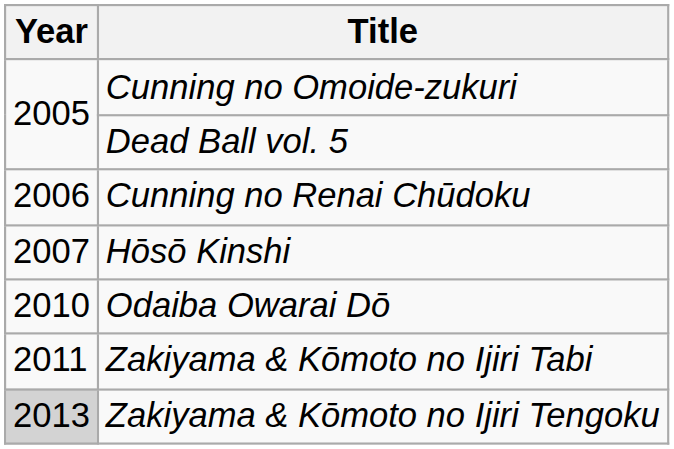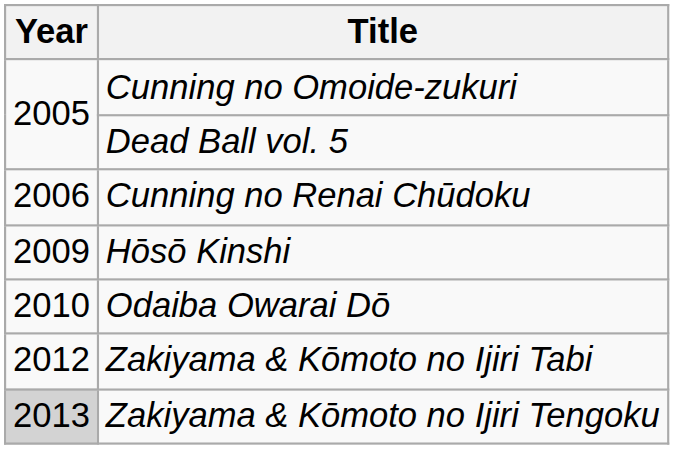(51, 251) 2007 -> (51, 251) 2009
(50, 360) 2011 -> (51, 360) 2012
